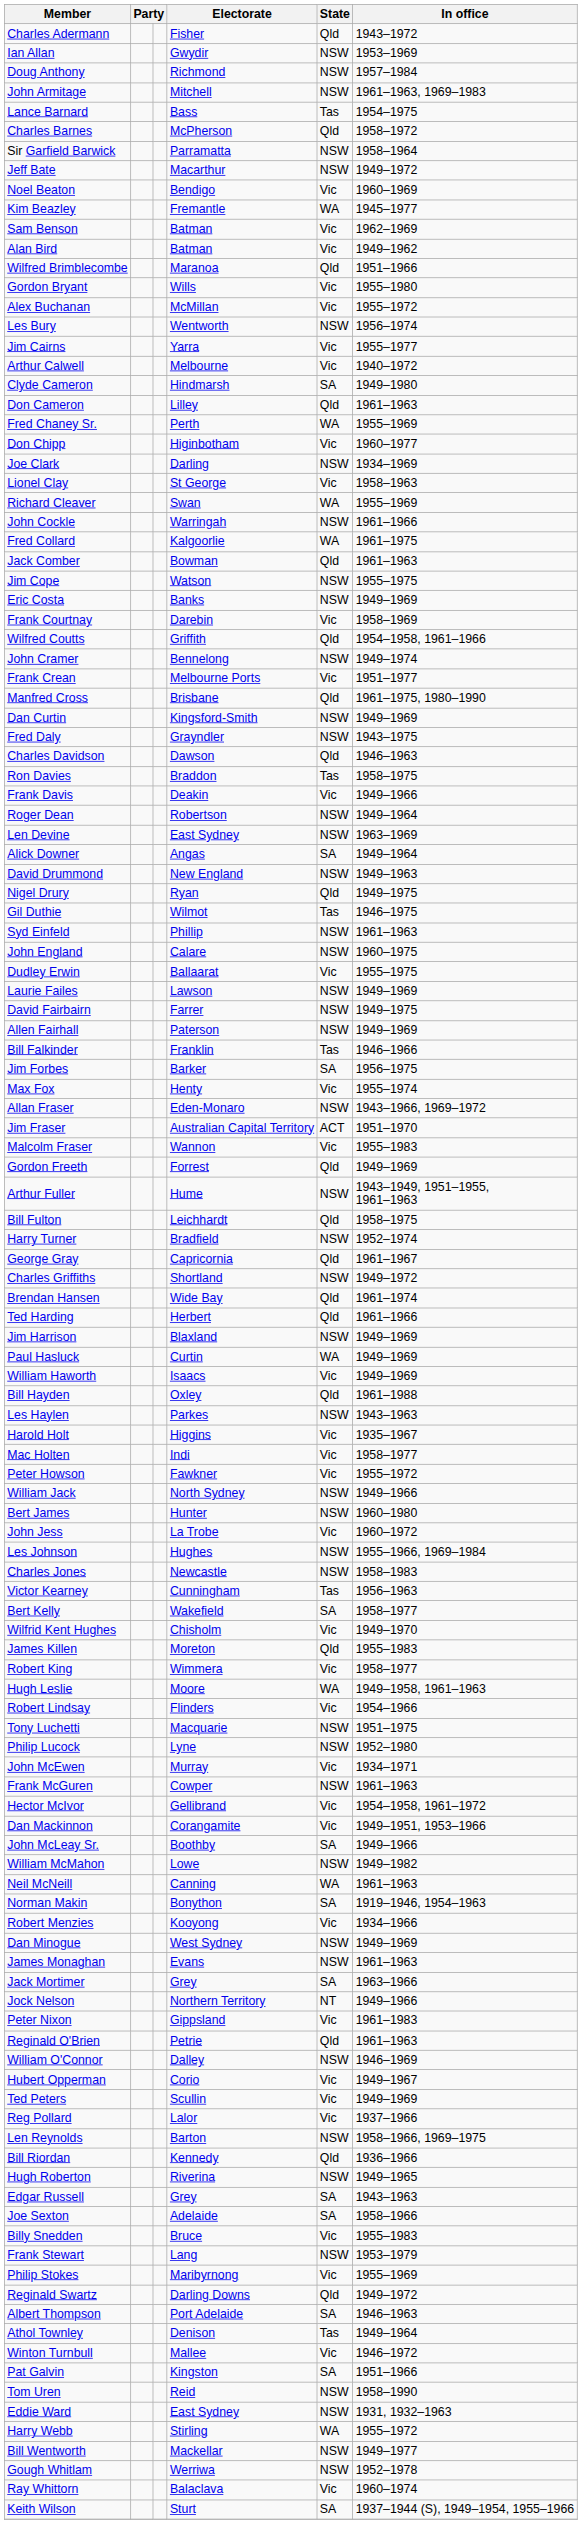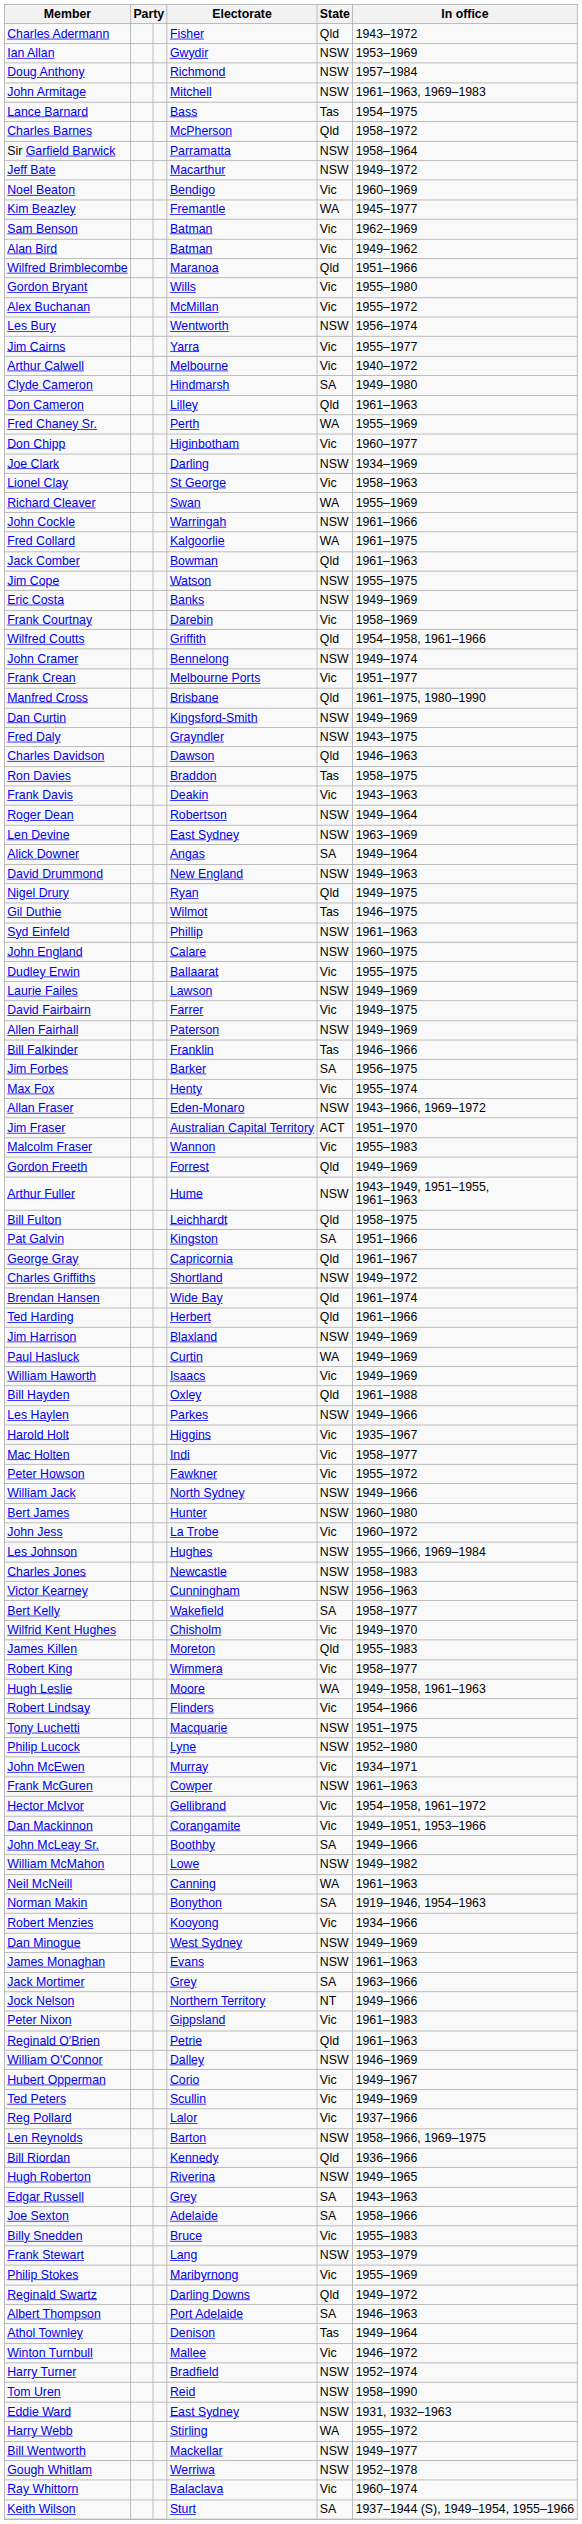(386, 795) 1949–1966 -> (386, 795) 1943–1963
(334, 1010) NSW -> (328, 1010) Vic
rows swapped: (36, 2372) <-> (42, 1239)
(386, 1415) 1943–1963 -> (386, 1415) 1949–1966
(329, 1591) Tas -> (334, 1591) NSW
